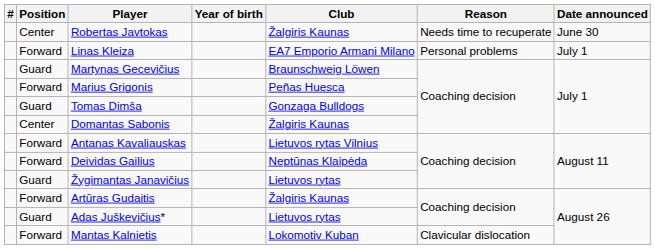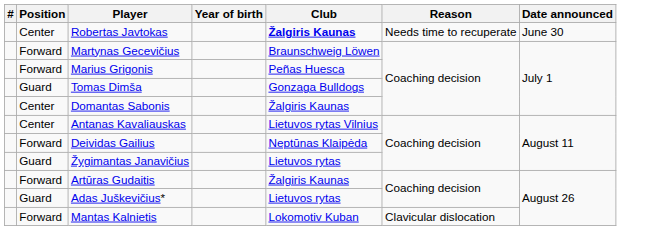(309, 32) normal -> (312, 32) bold
- row: (102, 50)
(35, 69) Guard -> (41, 50) Forward
(41, 142) Forward -> (37, 124) Center
